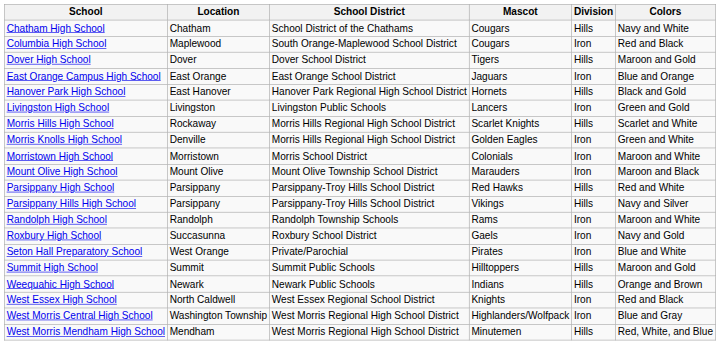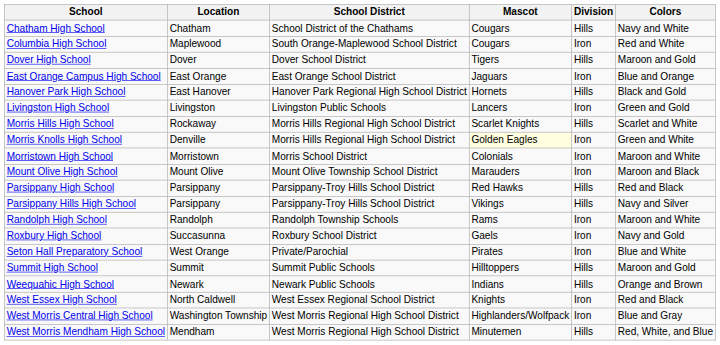(651, 44) Red and Black -> (651, 44) Red and White
(504, 140) no background -> (504, 140) lightyellow background
(651, 188) Red and White -> (651, 188) Red and Black
